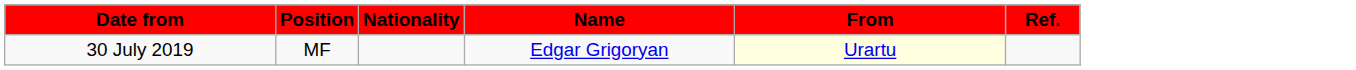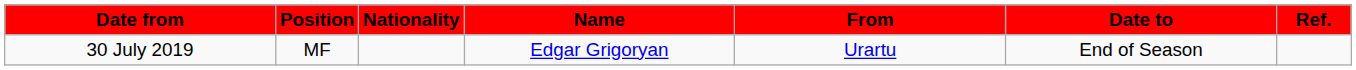+ column: (1141, 20)
(870, 50) lightyellow background -> (870, 50) no background
